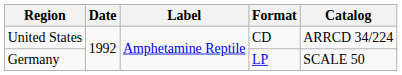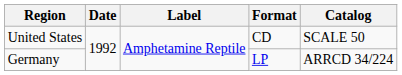(348, 37) ARRCD 34/224 -> (334, 37) SCALE 50
(334, 59) SCALE 50 -> (348, 59) ARRCD 34/224
